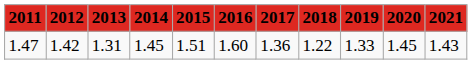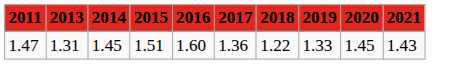- column: (67, 18)
